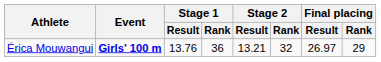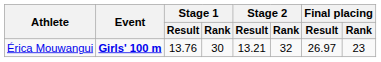(217, 48) 36 -> (217, 48) 30
(359, 48) 29 -> (359, 48) 23
